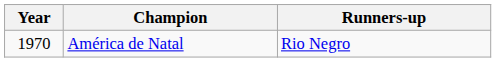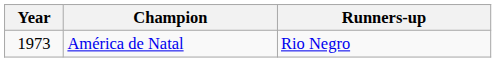(34, 43) 1970 -> (34, 43) 1973
